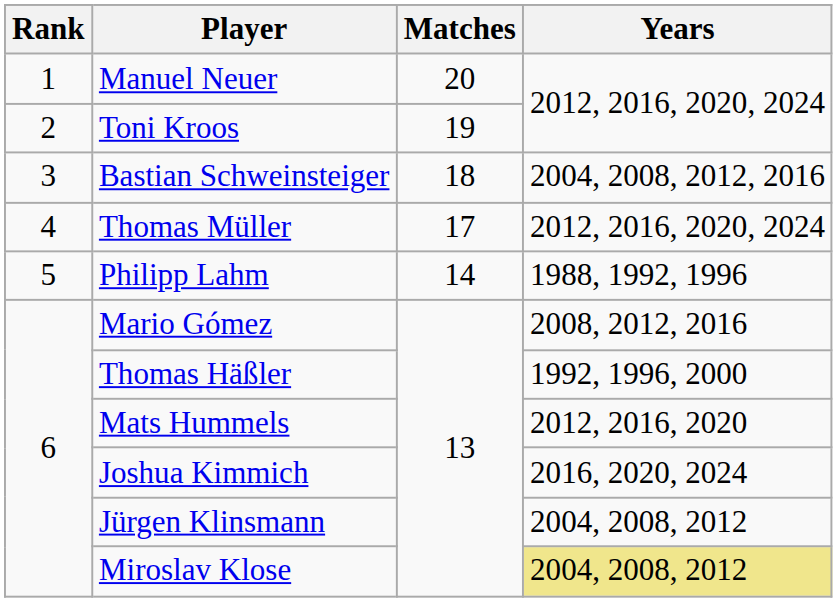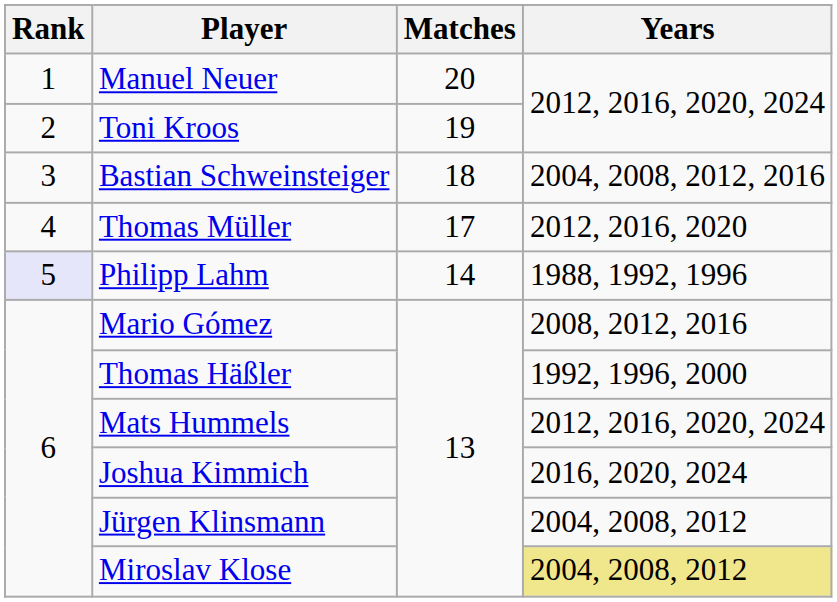(678, 226) 2012, 2016, 2020, 2024 -> (639, 226) 2012, 2016, 2020
(48, 275) no background -> (48, 275) lavender background
(639, 422) 2012, 2016, 2020 -> (678, 422) 2012, 2016, 2020, 2024
